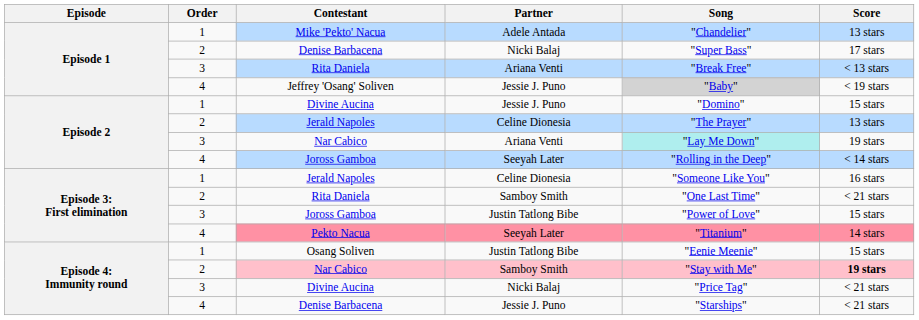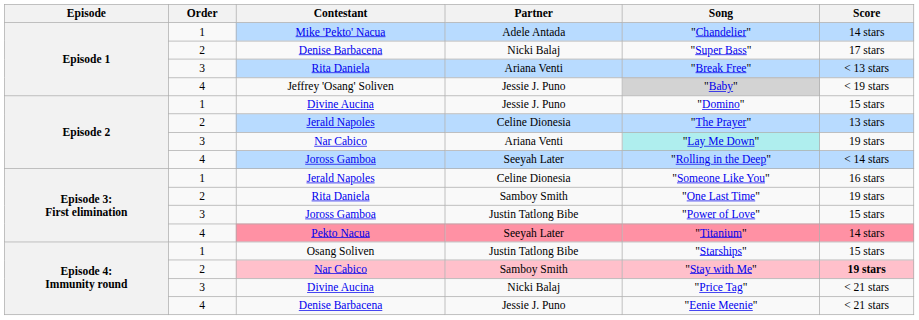(867, 31) 13 stars -> (867, 31) 14 stars
(867, 196) < 21 stars -> (867, 196) 19 stars
(721, 251) "Eenie Meenie" -> (721, 251) "Starships"
(721, 305) "Starships" -> (721, 305) "Eenie Meenie"
